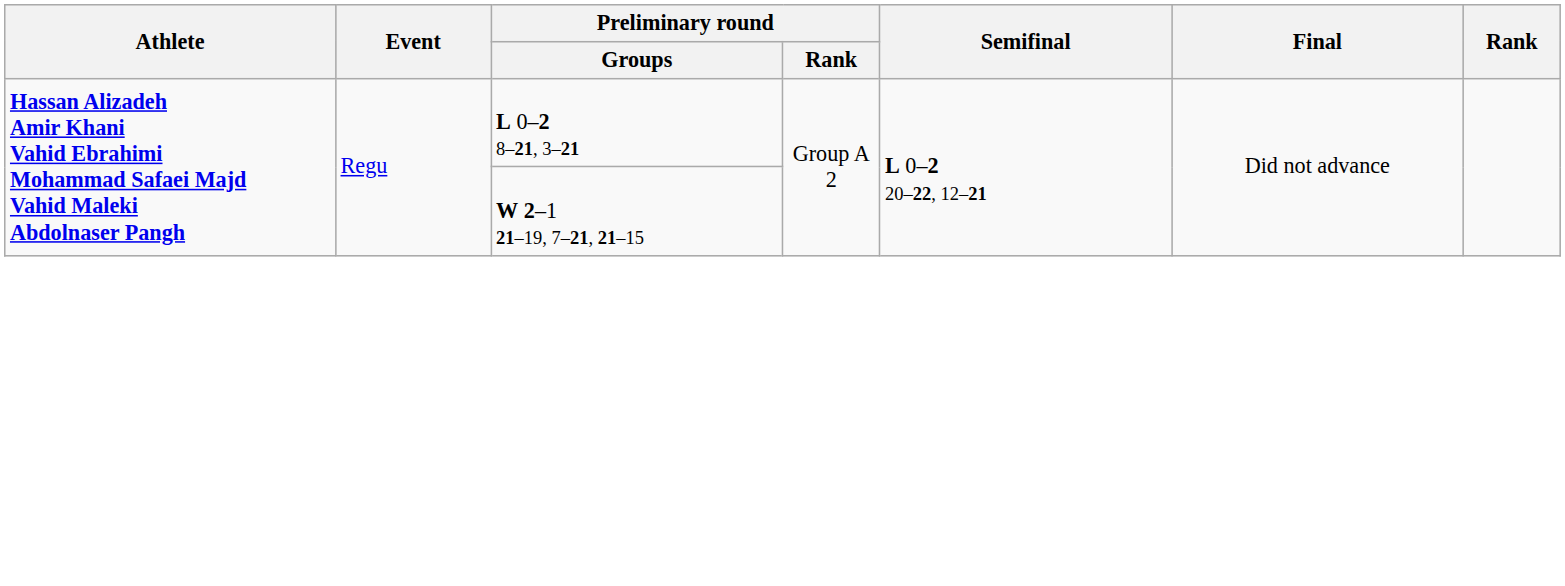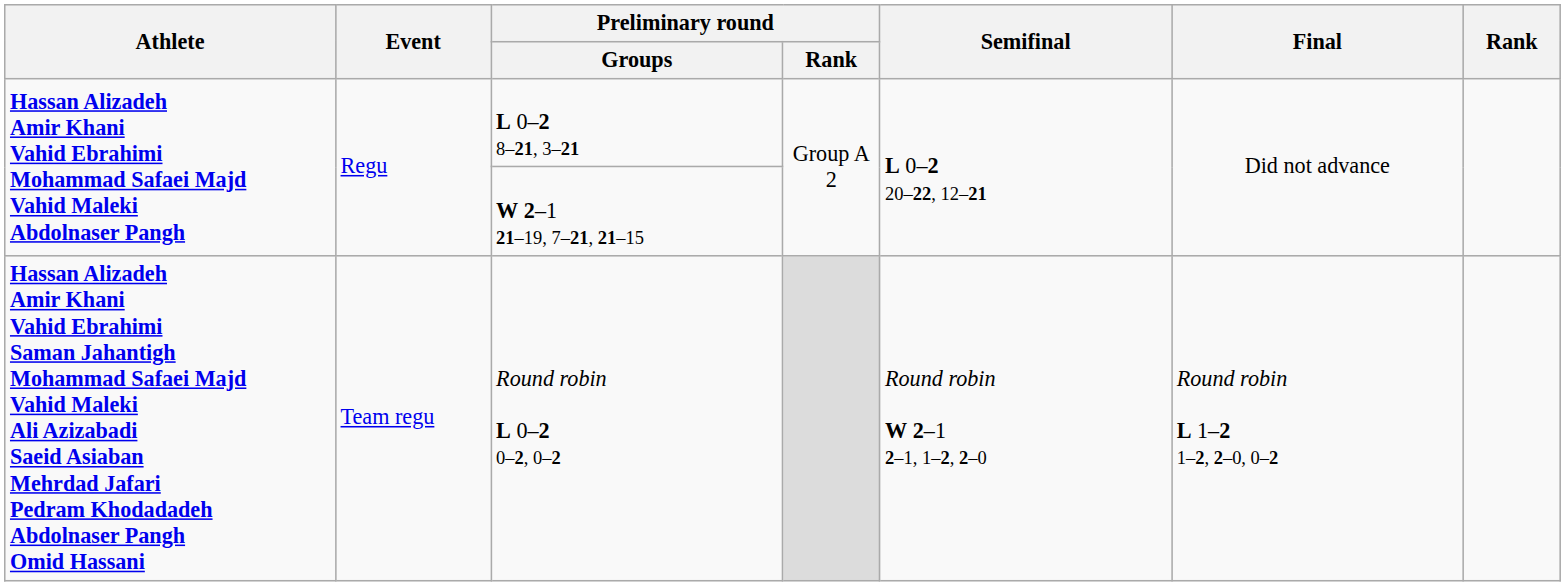+ row: (551, 418)
